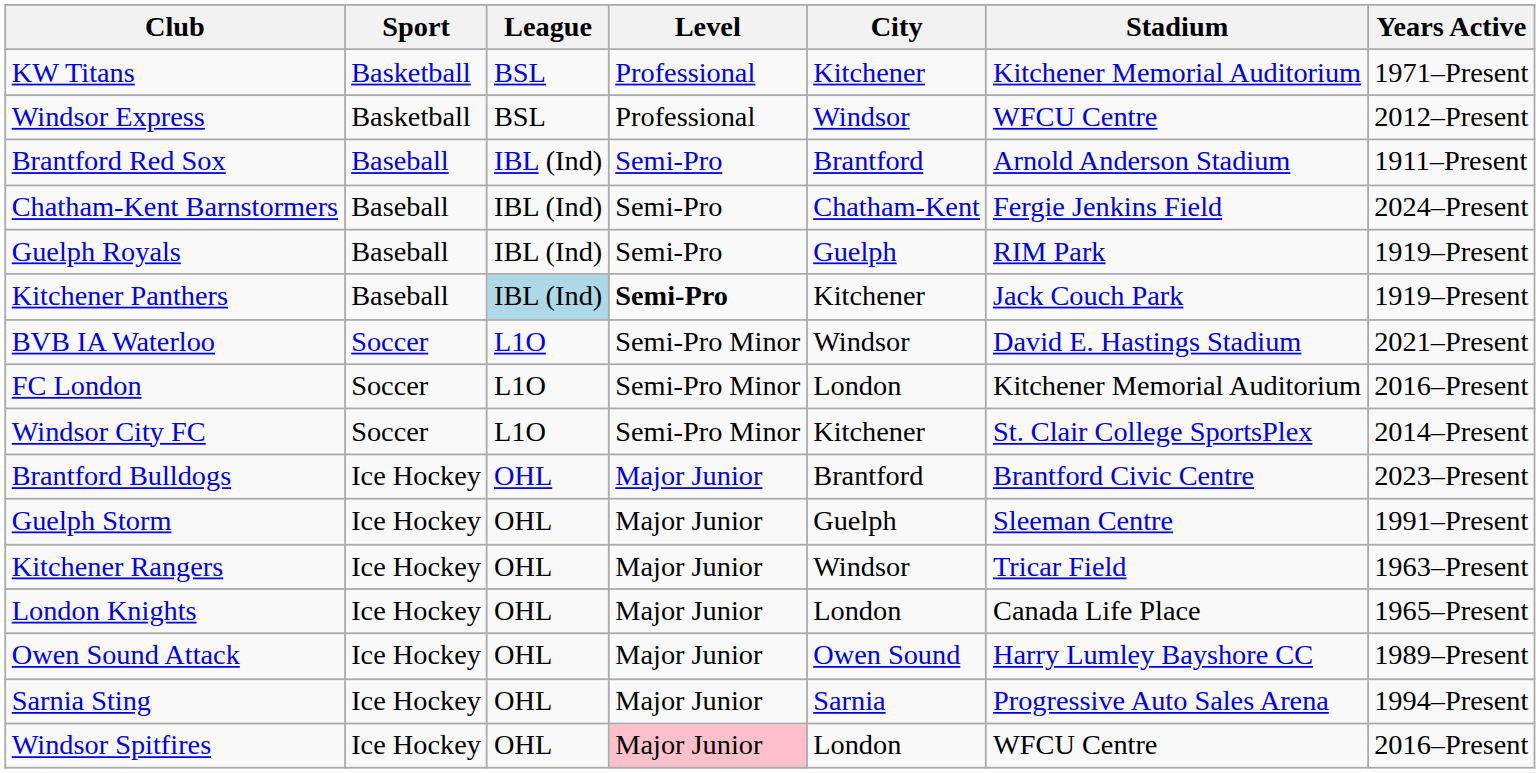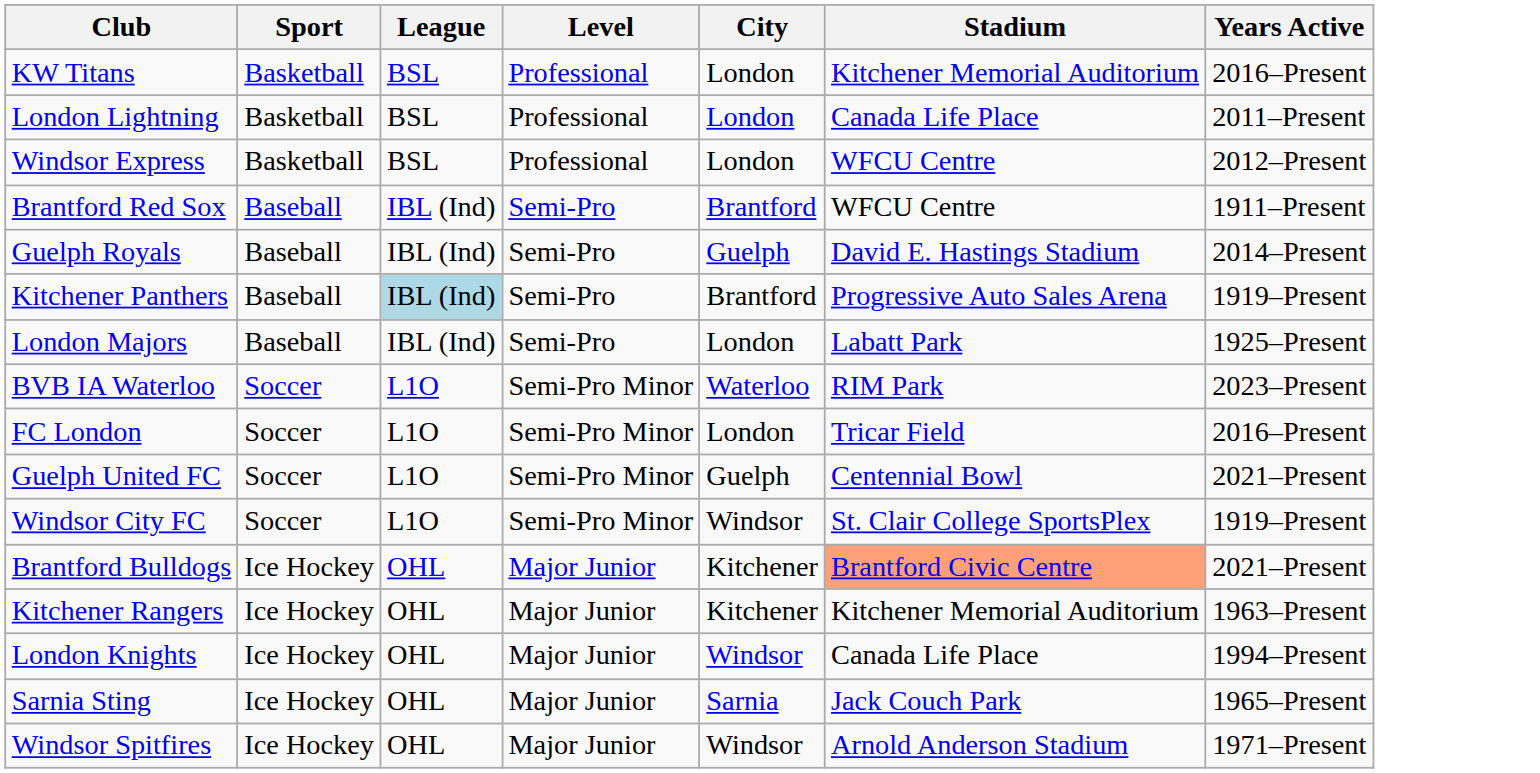(869, 71) Kitchener -> (750, 71) London
(1451, 71) 1971–Present -> (1289, 71) 2016–Present
+ row: (115, 116)
(861, 116) Windsor -> (750, 161) London
(1142, 161) Arnold Anderson Stadium -> (913, 206) WFCU Centre
- row: (175, 206)
(1049, 251) RIM Park -> (985, 251) David E. Hastings Stadium
(1451, 251) 1919–Present -> (1289, 251) 2014–Present
(672, 296) bold -> (562, 296) normal
(869, 296) Kitchener -> (761, 296) Brantford
(1088, 296) Jack Couch Park -> (999, 296) Progressive Auto Sales Arena
+ row: (99, 341)
(861, 341) Windsor -> (758, 386) Waterloo
(1147, 341) David E. Hastings Stadium -> (887, 386) RIM Park
(1451, 341) 2021–Present -> (1289, 386) 2023–Present
(1177, 386) Kitchener Memorial Auditorium -> (898, 431) Tricar Field
+ row: (116, 476)
(869, 431) Kitchener -> (755, 521) Windsor
(1451, 431) 2014–Present -> (1289, 521) 1919–Present
(868, 476) Brantford -> (762, 565) Kitchener
(1124, 476) no background -> (962, 565) lightsalmon background
(1451, 476) 2023–Present -> (1289, 565) 2021–Present
- row: (92, 521)
(861, 565) Windsor -> (762, 610) Kitchener
(1060, 565) Tricar Field -> (1015, 610) Kitchener Memorial Auditorium
(857, 610) London -> (755, 655) Windsor
(1451, 610) 1965–Present -> (1289, 655) 1994–Present
- row: (126, 655)
(1161, 700) Progressive Auto Sales Arena -> (926, 700) Jack Couch Park
(1451, 700) 1994–Present -> (1289, 700) 1965–Present
(689, 745) pink background -> (582, 745) no background
(857, 745) London -> (755, 745) Windsor
(1075, 745) WFCU Centre -> (980, 745) Arnold Anderson Stadium
(1451, 745) 2016–Present -> (1289, 745) 1971–Present
